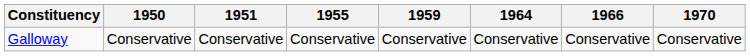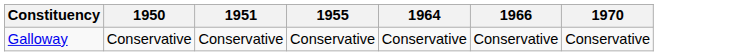- column: (424, 16)
